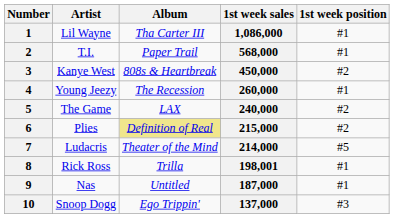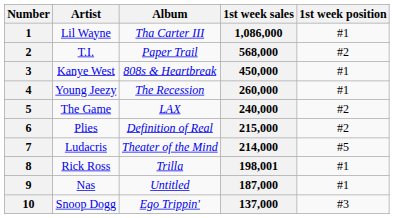(343, 52) #1 -> (343, 52) #2
(343, 71) #2 -> (343, 71) #1
(170, 128) khaki background -> (170, 128) no background
